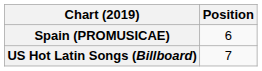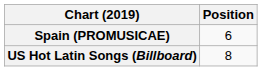(228, 55) 7 -> (228, 55) 8
